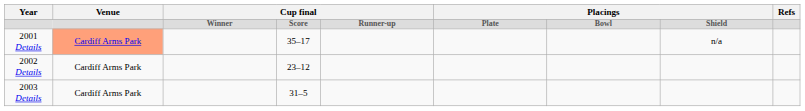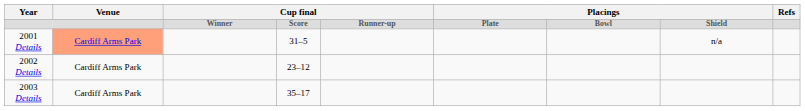(298, 42) 35–17 -> (298, 42) 31–5
(298, 93) 31–5 -> (298, 93) 35–17
